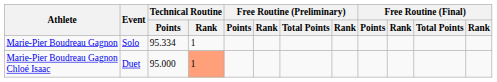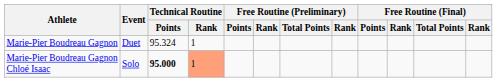(131, 43) Solo -> (131, 43) Duet
(163, 43) 95.334 -> (163, 43) 95.324
(131, 64) Duet -> (131, 64) Solo
(163, 64) normal -> (163, 64) bold
